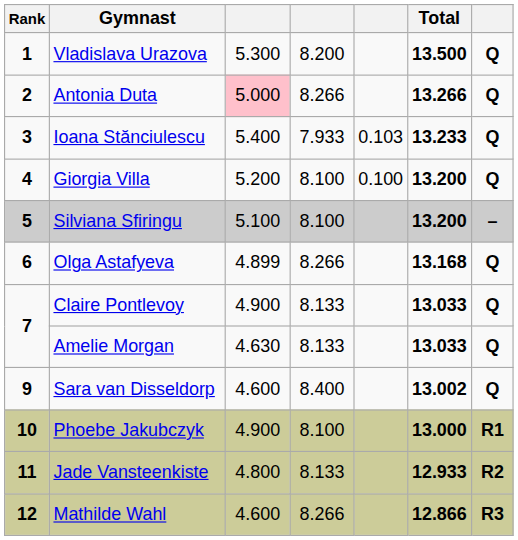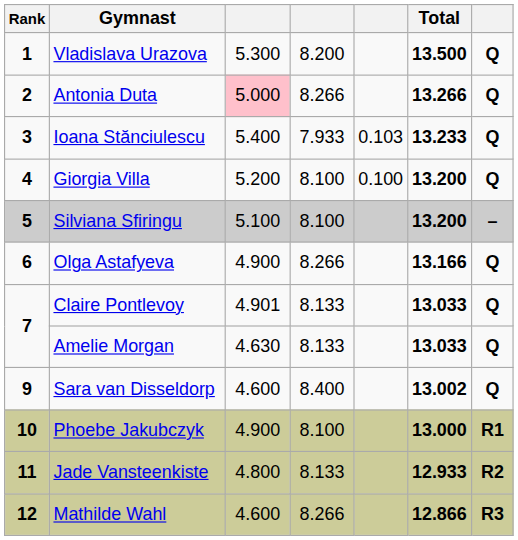(258, 263) 4.899 -> (258, 263) 4.900
(439, 263) 13.168 -> (439, 263) 13.166
(258, 305) 4.900 -> (258, 305) 4.901
